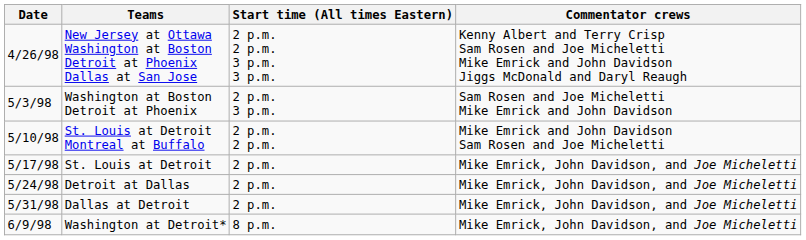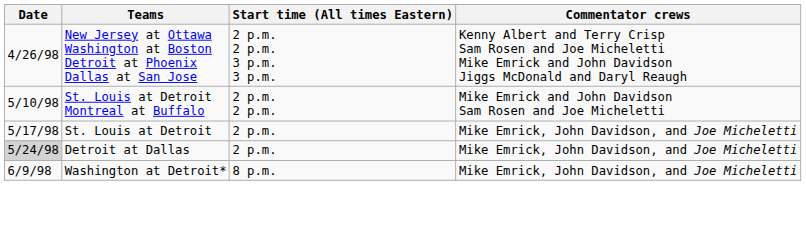- row: (138, 104)
(33, 185) no background -> (33, 150) lightgrey background
- row: (127, 204)
